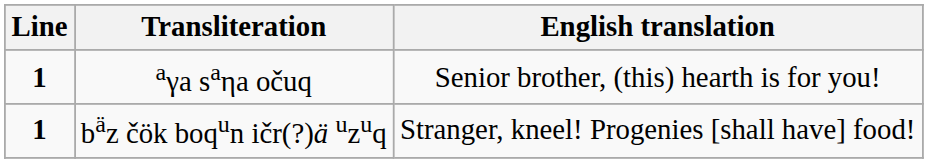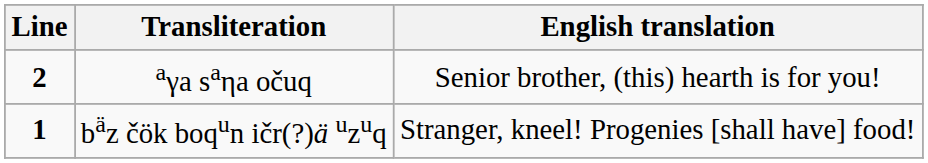(40, 76) 1 -> (40, 76) 2
